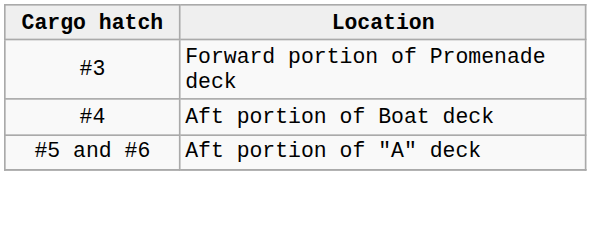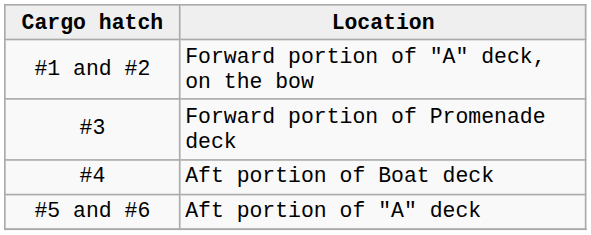+ row: (92, 70)
